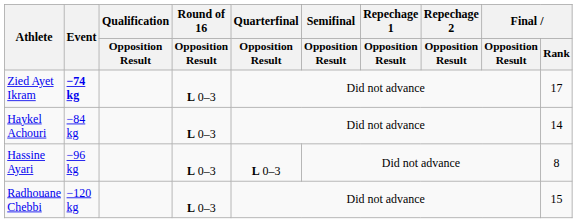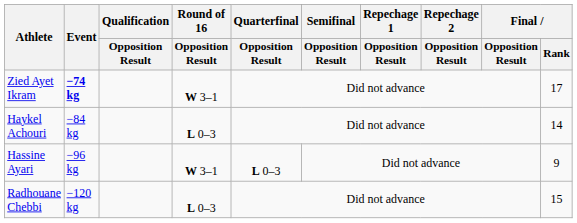(201, 97) L 0–3 -> (201, 97) W 3–1
(201, 171) L 0–3 -> (201, 171) W 3–1
(557, 163) 8 -> (557, 163) 9
